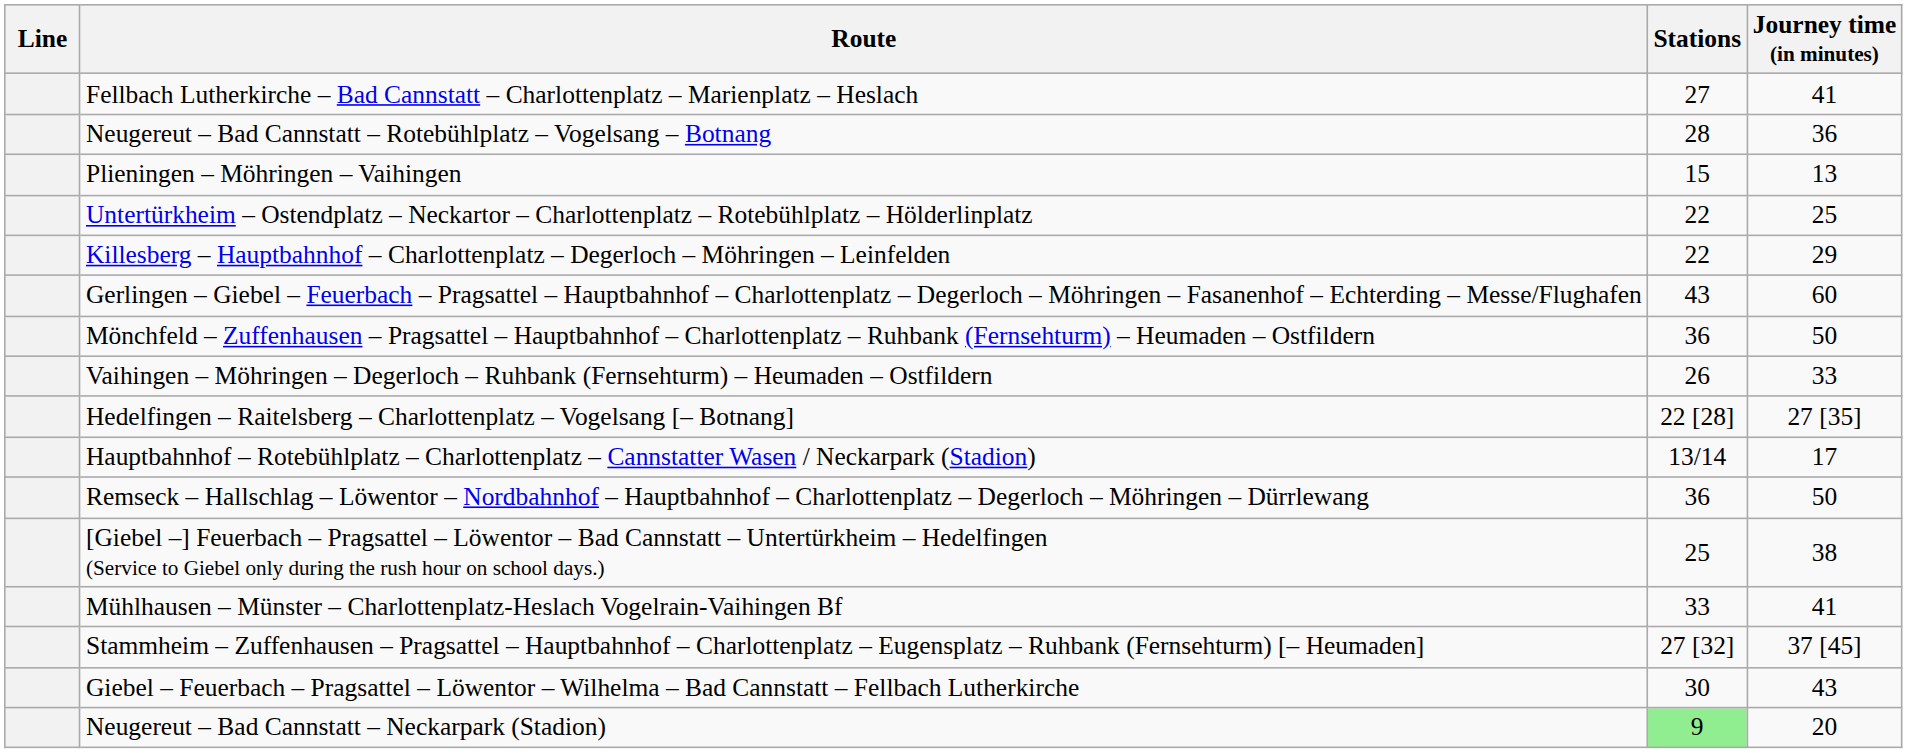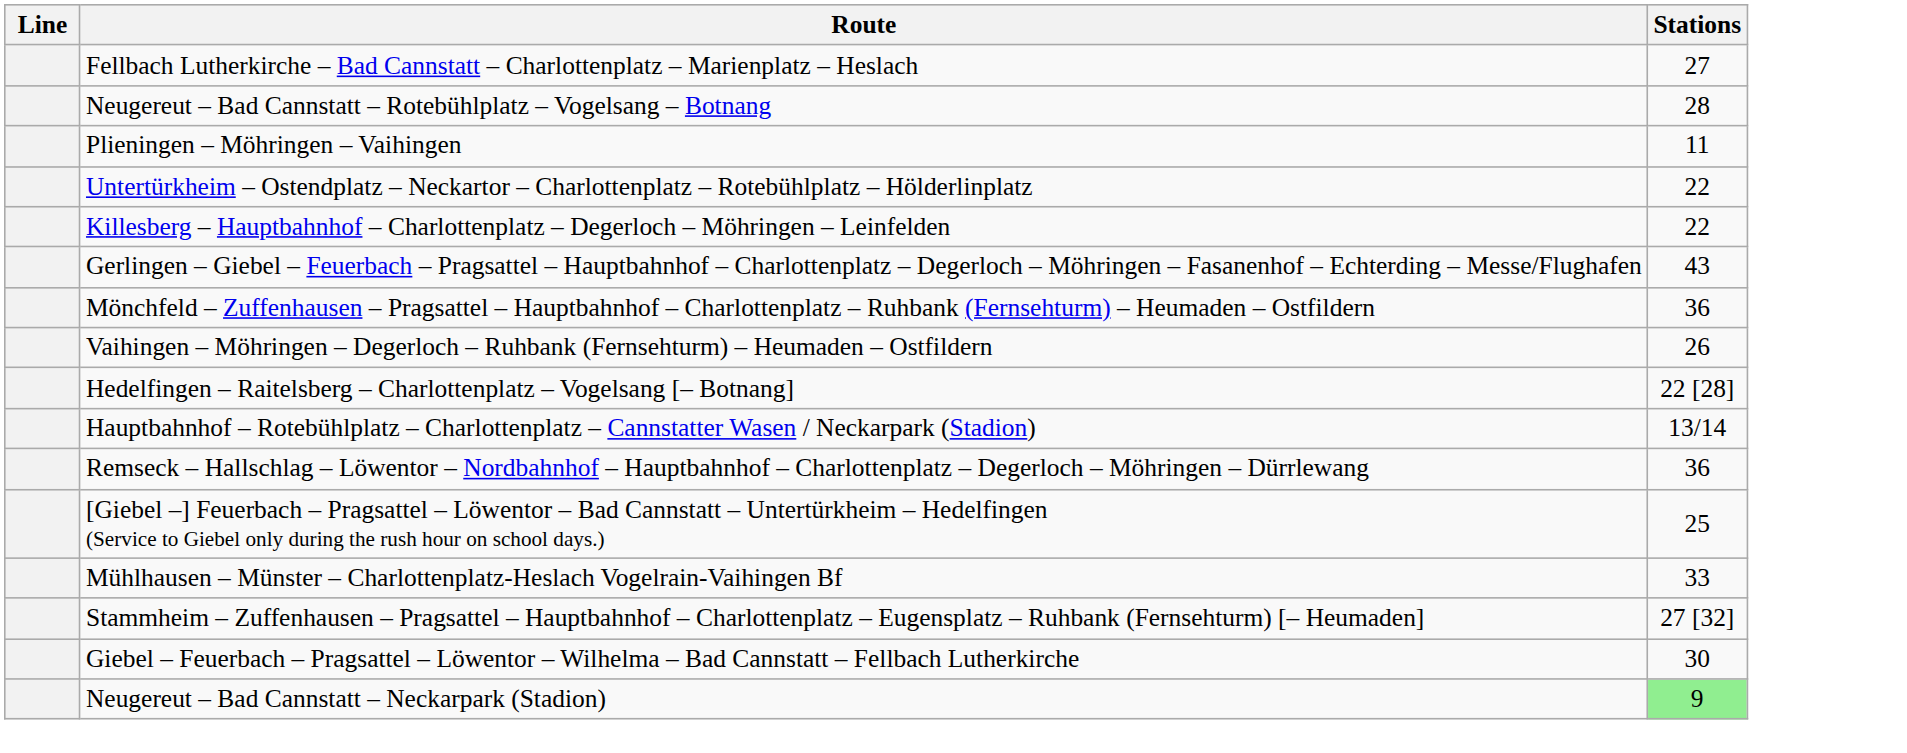- column: (1824, 38)
(1697, 174) 15 -> (1697, 145) 11
